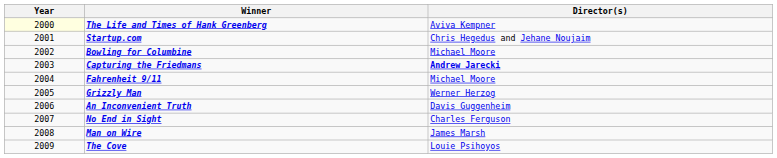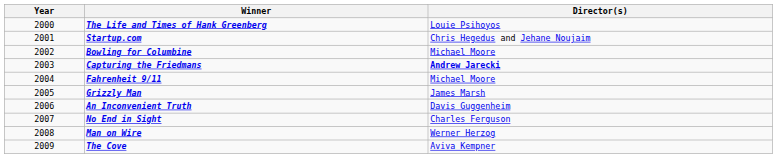(44, 25) lightyellow background -> (44, 25) no background
(463, 25) Aviva Kempner -> (465, 25) Louie Psihoyos
(463, 92) Werner Herzog -> (458, 92) James Marsh
(458, 133) James Marsh -> (463, 133) Werner Herzog
(465, 147) Louie Psihoyos -> (463, 147) Aviva Kempner
